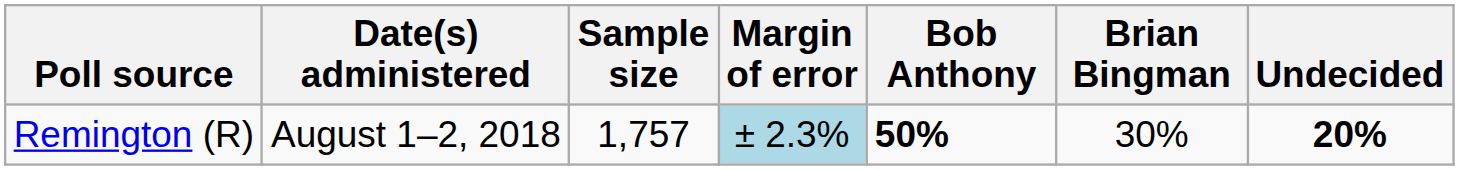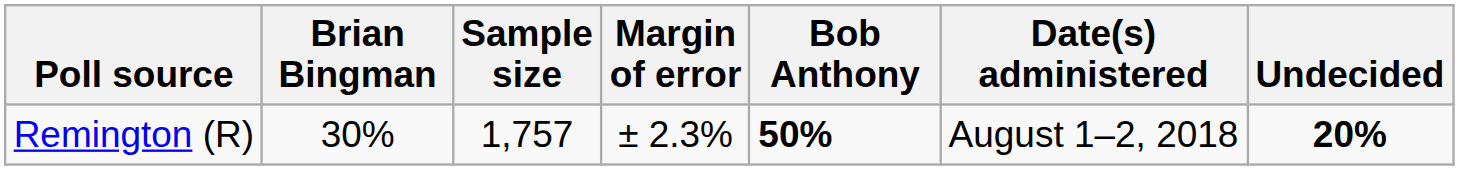columns swapped: (416, 54) <-> (1152, 54)
(792, 134) lightblue background -> (676, 134) no background
